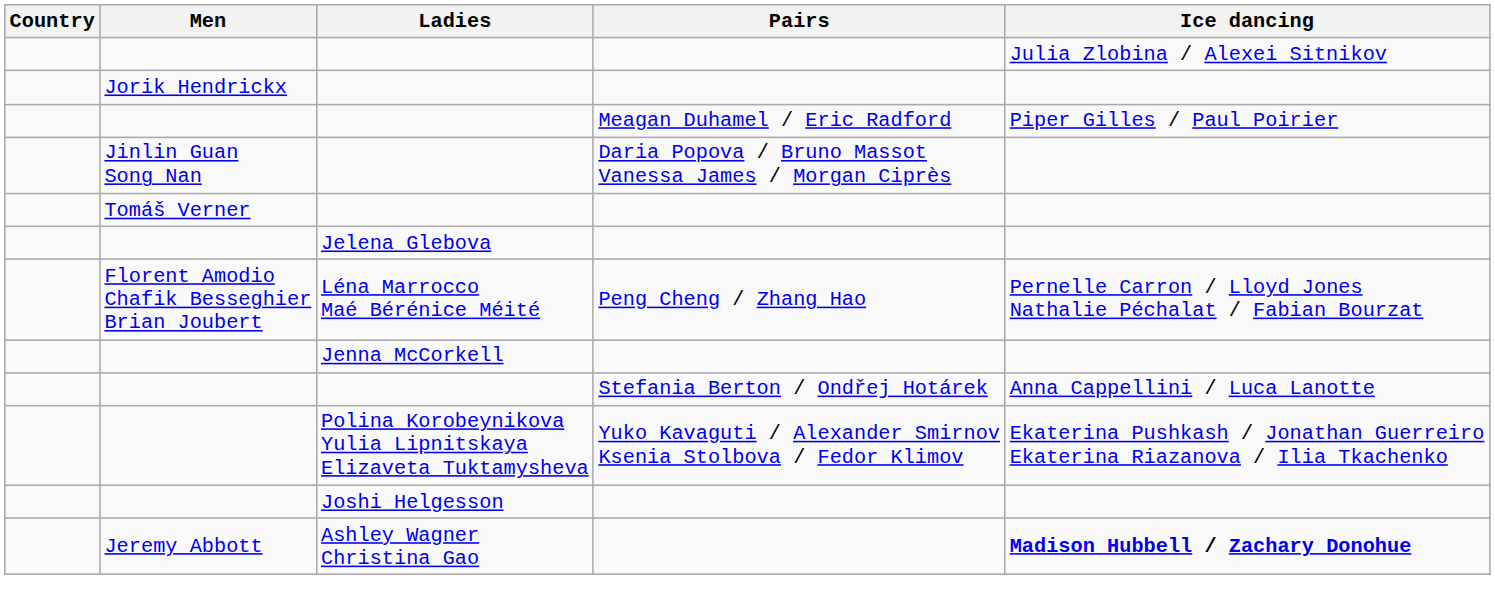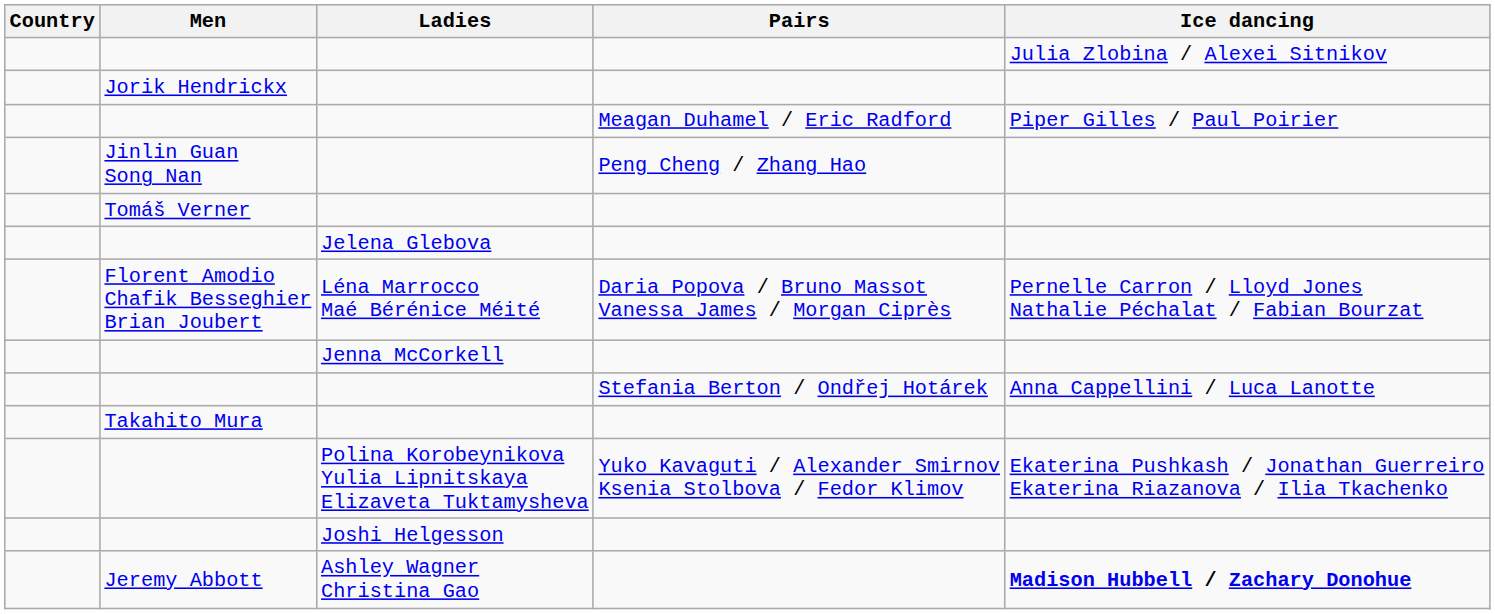(775, 165) Daria Popova / Bruno Massot Vanessa James / Morgan Ciprès -> (732, 165) Peng Cheng / Zhang Hao
(732, 299) Peng Cheng / Zhang Hao -> (775, 299) Daria Popova / Bruno Massot Vanessa James / Morgan Ciprès
+ row: (184, 422)
